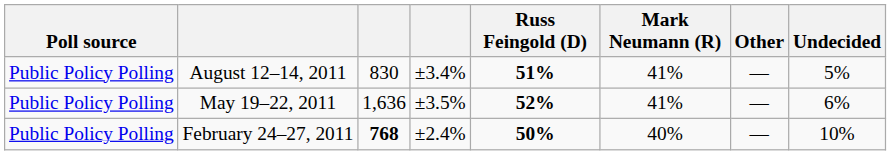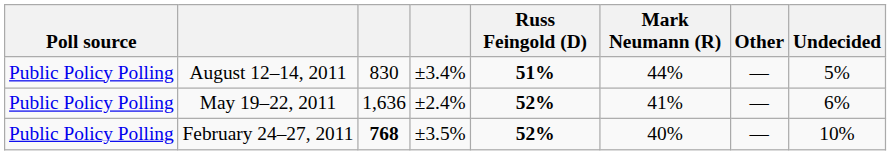(665, 72) 41% -> (665, 72) 44%
(440, 103) ±3.5% -> (440, 103) ±2.4%
(440, 133) ±2.4% -> (440, 133) ±3.5%
(535, 133) 50% -> (535, 133) 52%
